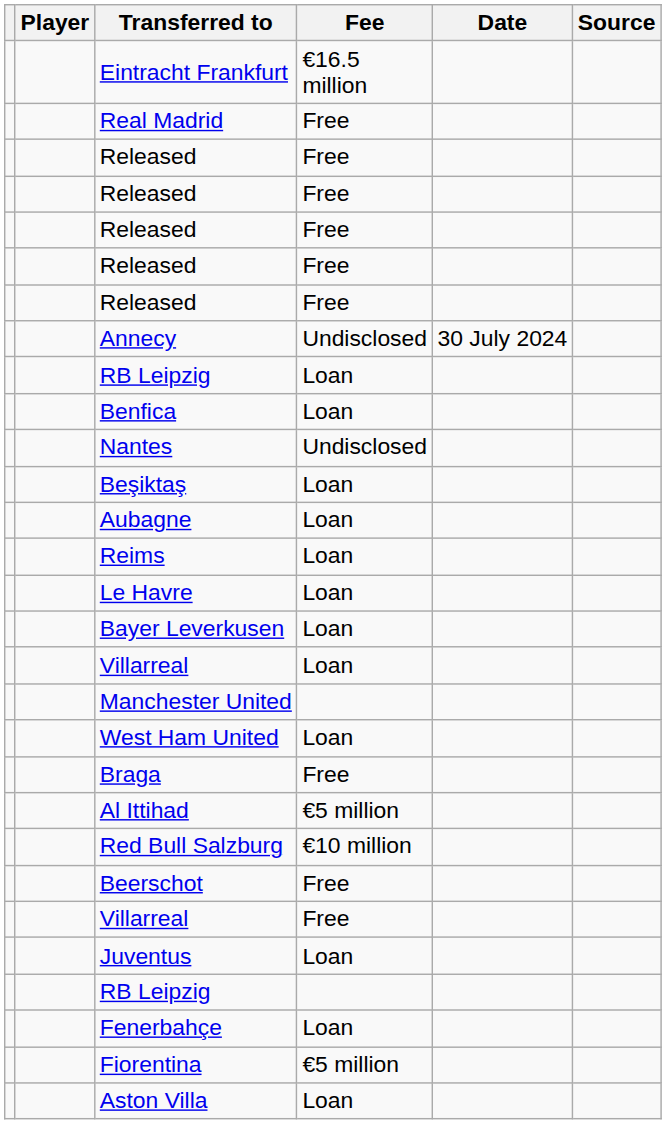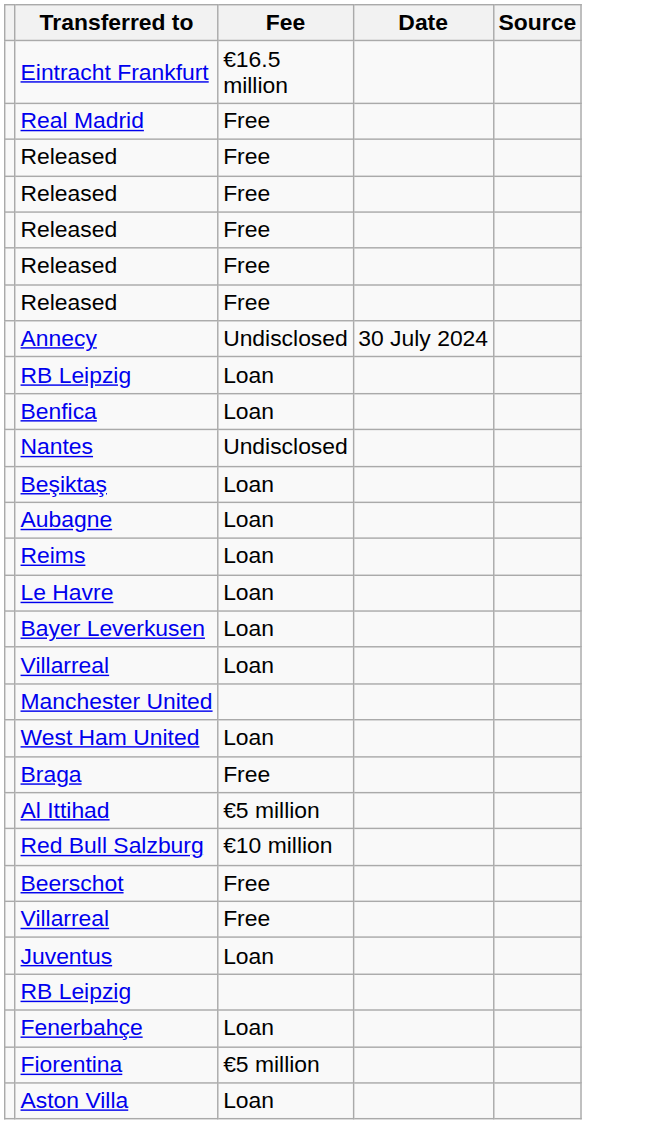- column: (55, 22)
